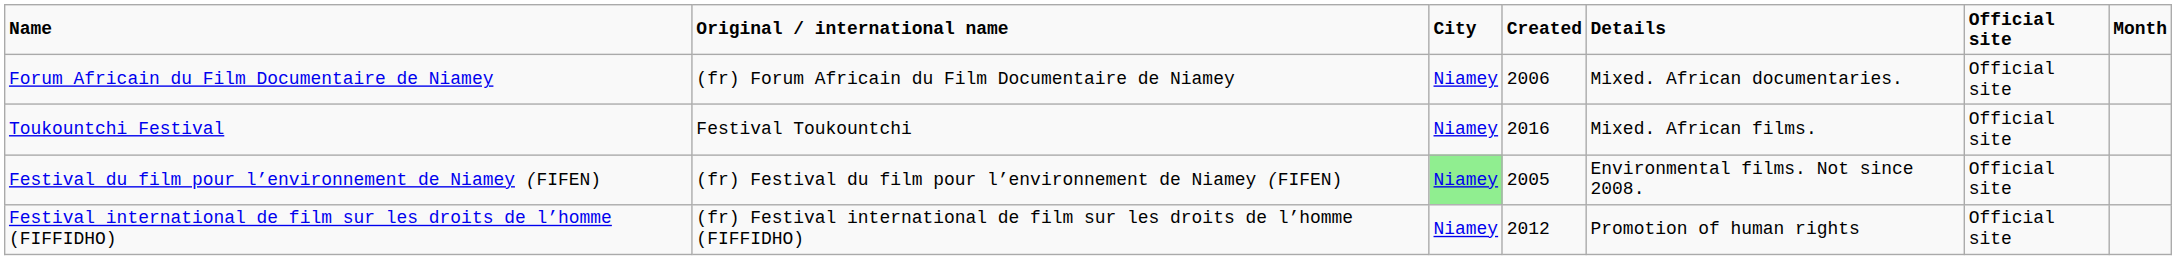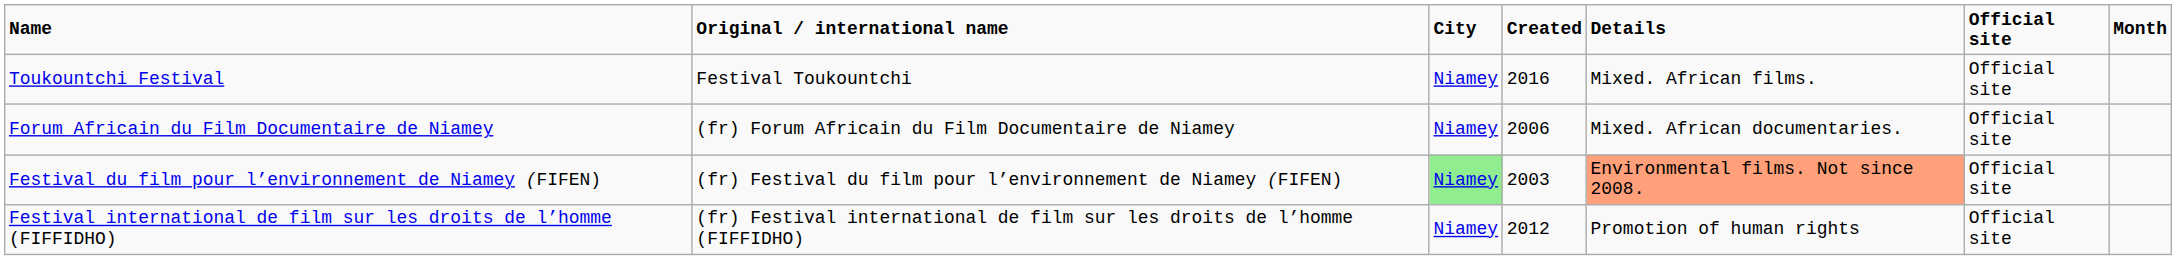rows swapped: (117, 130) <-> (251, 80)
(1528, 179) 2005 -> (1528, 179) 2003
(1752, 179) no background -> (1752, 179) lightsalmon background
